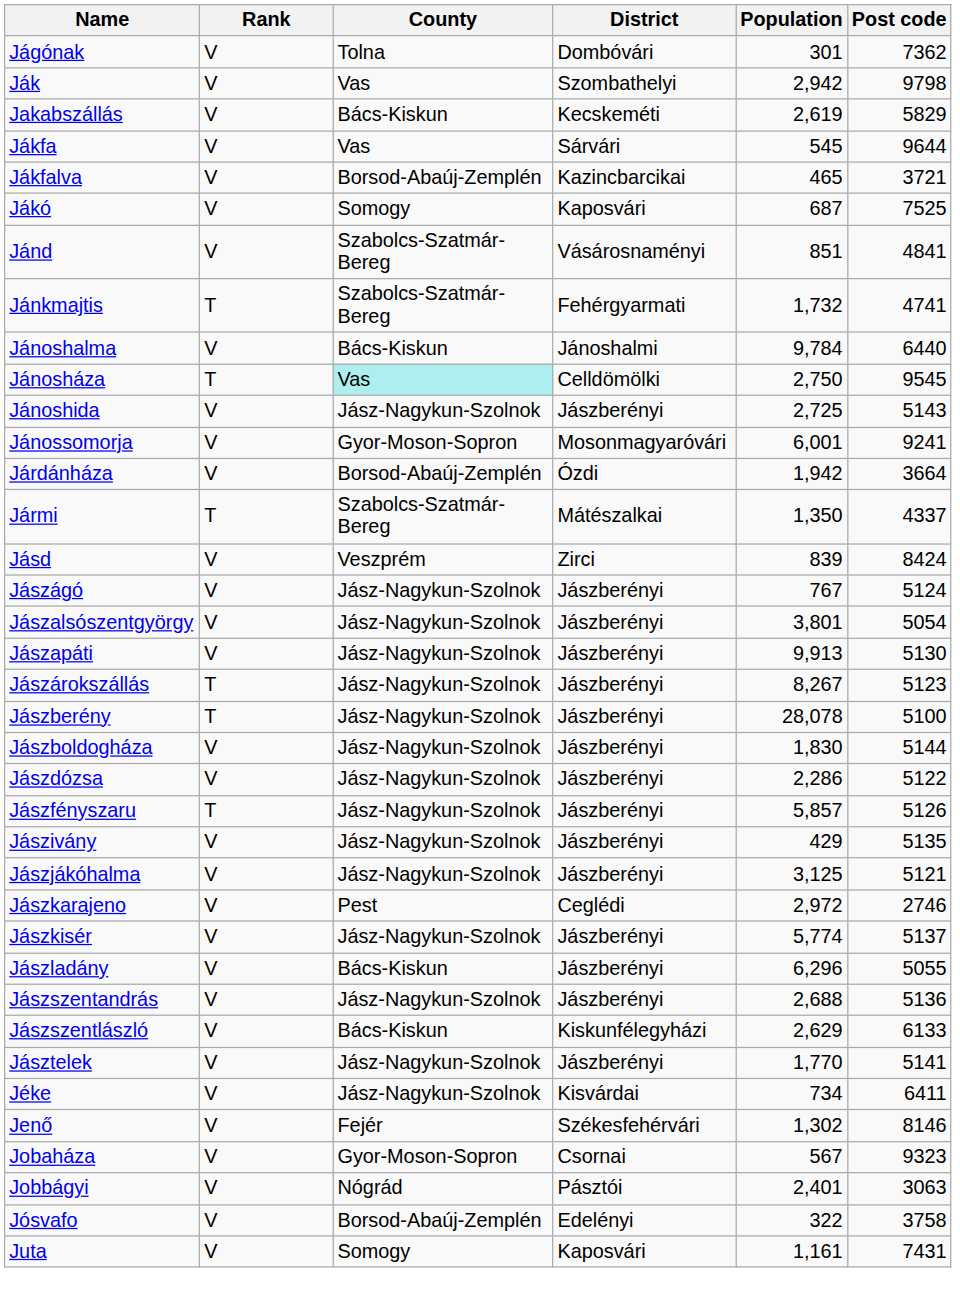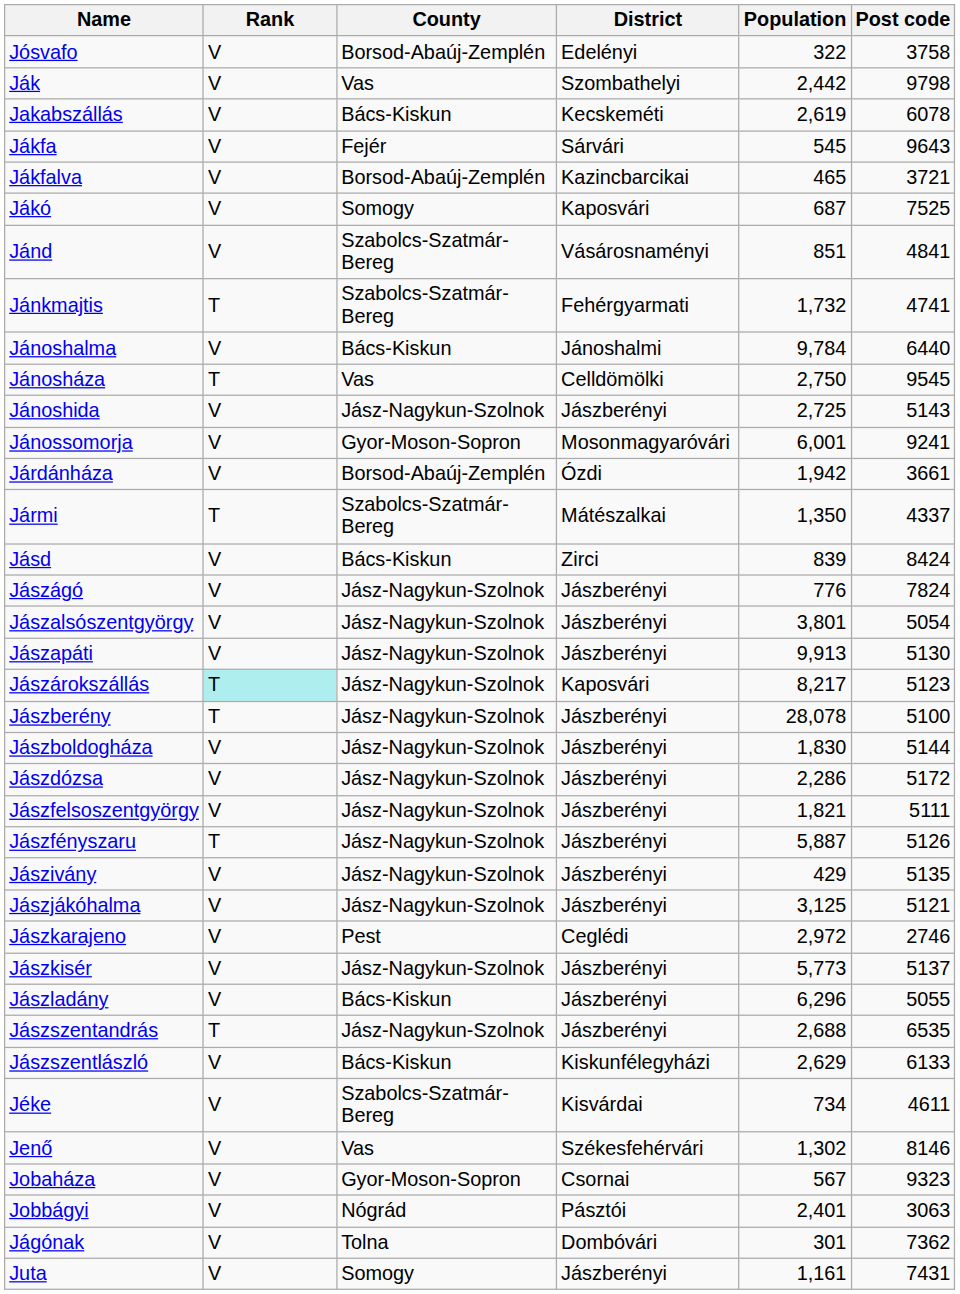rows swapped: (47, 51) <-> (43, 1219)
(818, 83) 2,942 -> (822, 83) 2,442
(925, 114) 5829 -> (928, 114) 6078
(354, 146) Vas -> (364, 146) Fejér
(925, 146) 9644 -> (928, 146) 9643
(354, 379) paleturquoise background -> (358, 379) no background
(925, 473) 3664 -> (928, 473) 3661
(382, 559) Veszprém -> (396, 559) Bács-Kiskun
(826, 590) 767 -> (830, 590) 776
(925, 590) 5124 -> (928, 590) 7824
(210, 685) no background -> (214, 685) paleturquoise background
(610, 685) Jászberényi -> (605, 685) Kaposvári
(818, 685) 8,267 -> (822, 685) 8,217
(925, 779) 5122 -> (928, 779) 5172
+ row: (104, 810)
(818, 810) 5,857 -> (822, 842) 5,887
(818, 936) 5,774 -> (822, 968) 5,773
(211, 999) V -> (214, 1031) T
(925, 999) 5136 -> (928, 1031) 6535
- row: (51, 1062)
(439, 1094) Jász-Nagykun-Szolnok -> (425, 1105) Szabolcs-Szatmár-Bereg
(925, 1094) 6411 -> (929, 1105) 4611
(360, 1125) Fejér -> (358, 1147) Vas
(602, 1251) Kaposvári -> (614, 1273) Jászberényi
